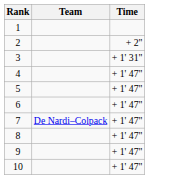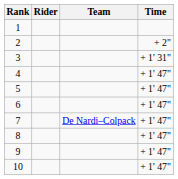+ column: (46, 12)
